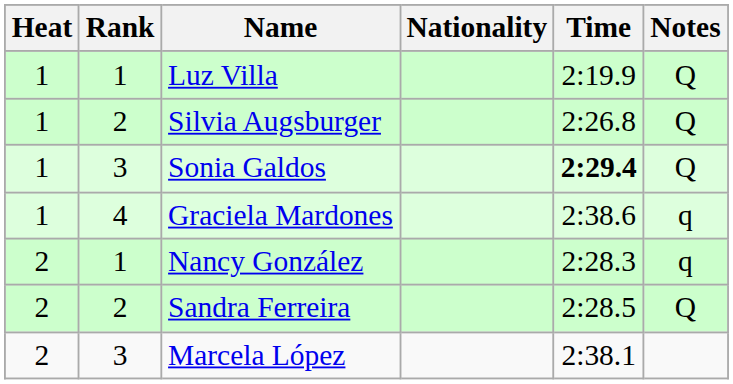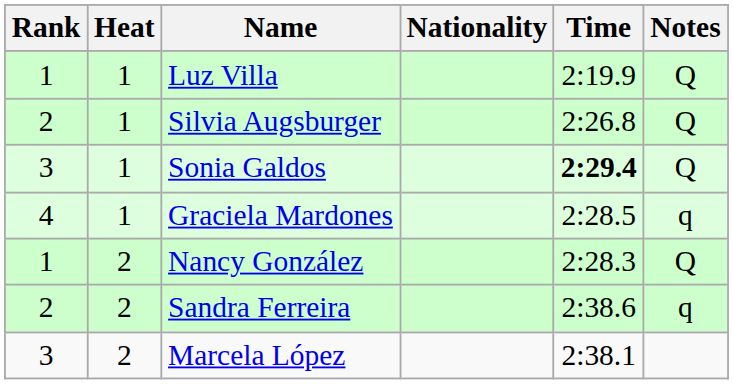columns swapped: (120, 27) <-> (42, 27)
(599, 214) 2:38.6 -> (599, 214) 2:28.5
(685, 261) q -> (685, 261) Q
(599, 307) 2:28.5 -> (599, 307) 2:38.6
(685, 307) Q -> (685, 307) q
